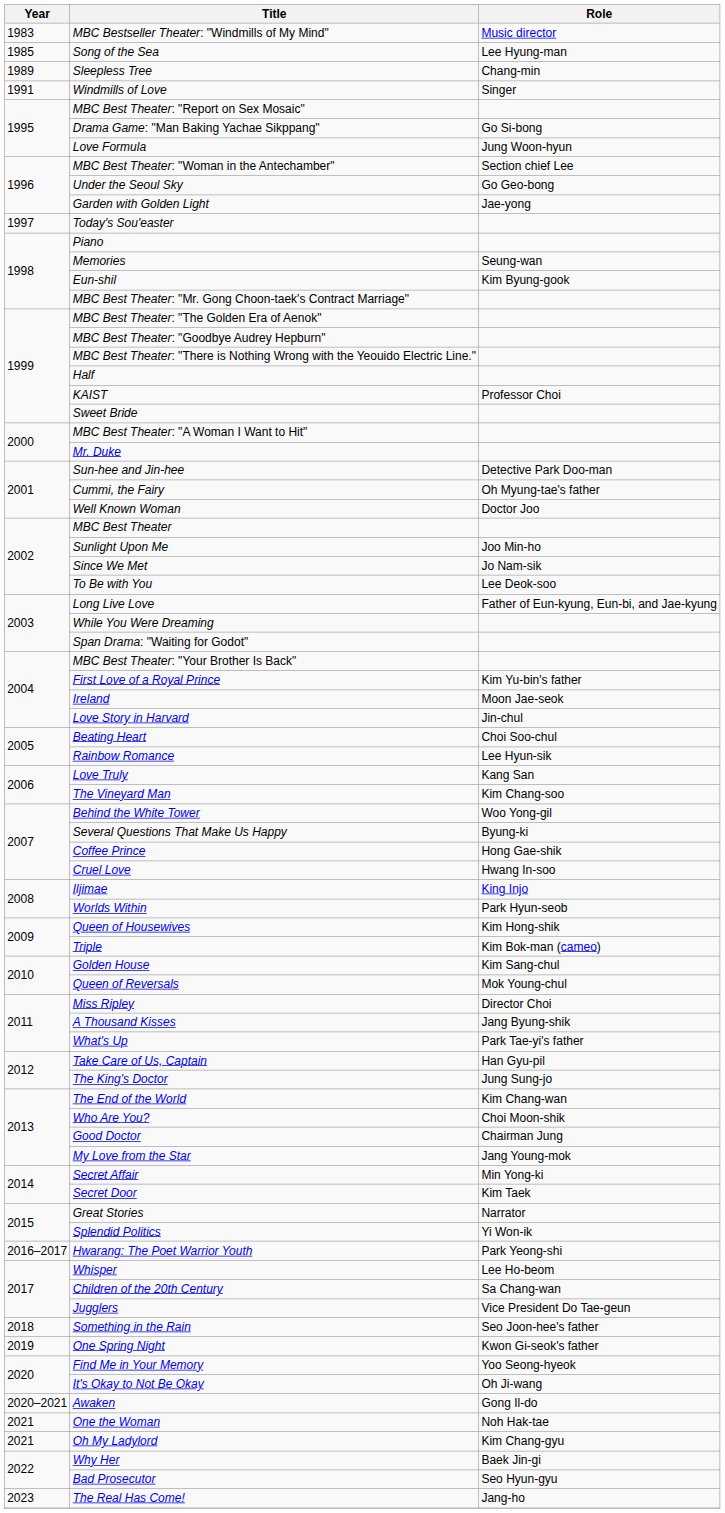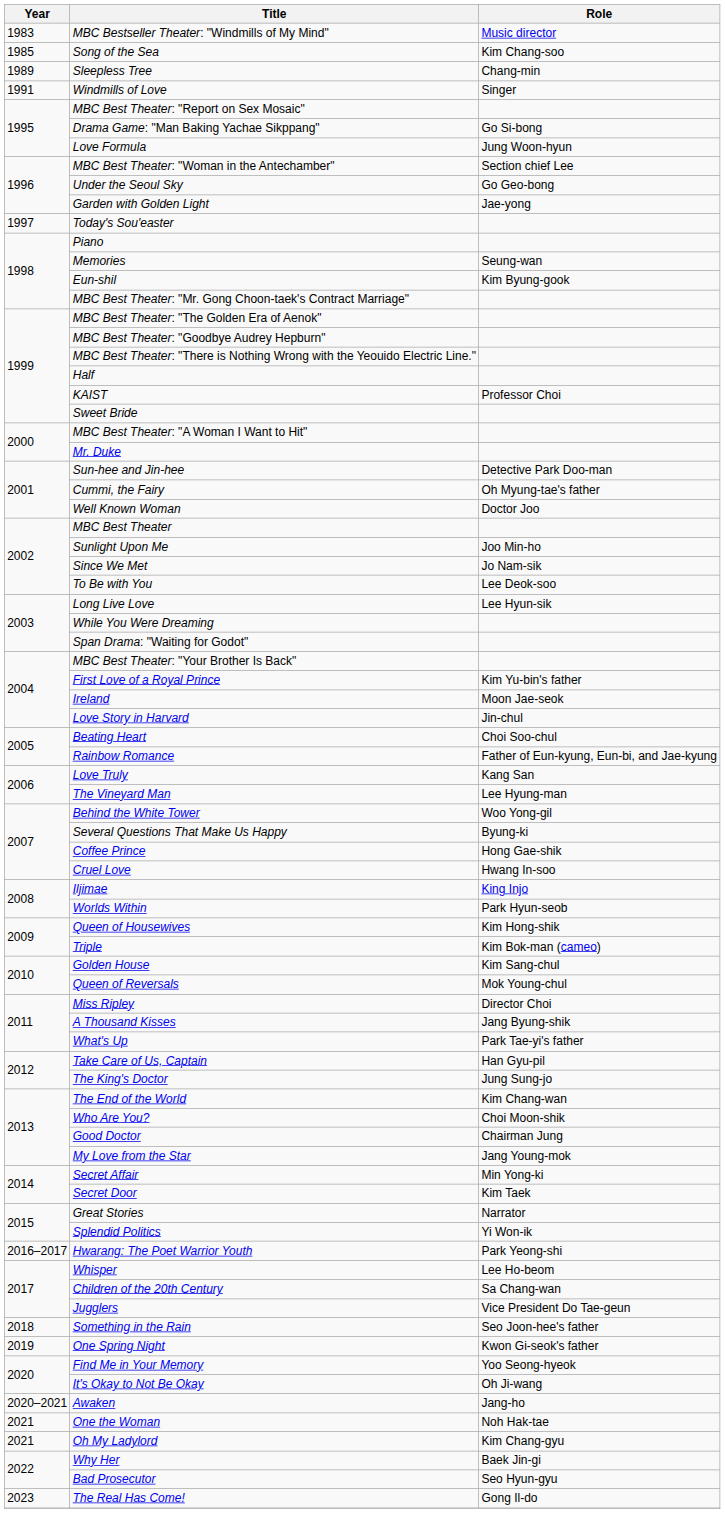(524, 52) Lee Hyung-man -> (523, 52) Kim Chang-soo
(599, 603) Father of Eun-kyung, Eun-bi, and Jae-kyung -> (516, 603) Lee Hyun-sik
(516, 756) Lee Hyun-sik -> (599, 756) Father of Eun-kyung, Eun-bi, and Jae-kyung
(523, 794) Kim Chang-soo -> (524, 794) Lee Hyung-man
(509, 1403) Gong Il-do -> (503, 1403) Jang-ho
(503, 1498) Jang-ho -> (509, 1498) Gong Il-do
